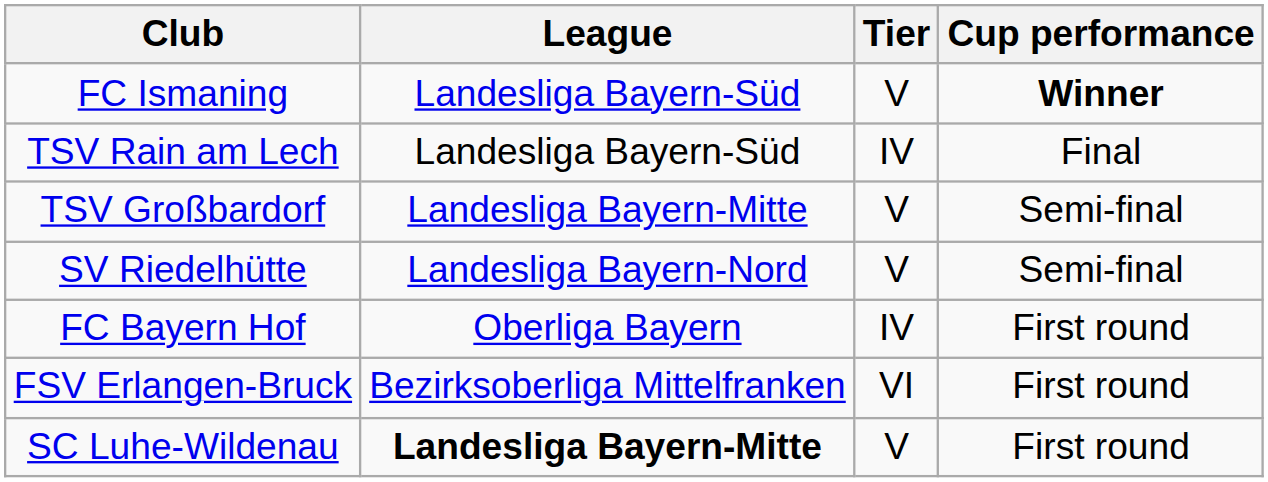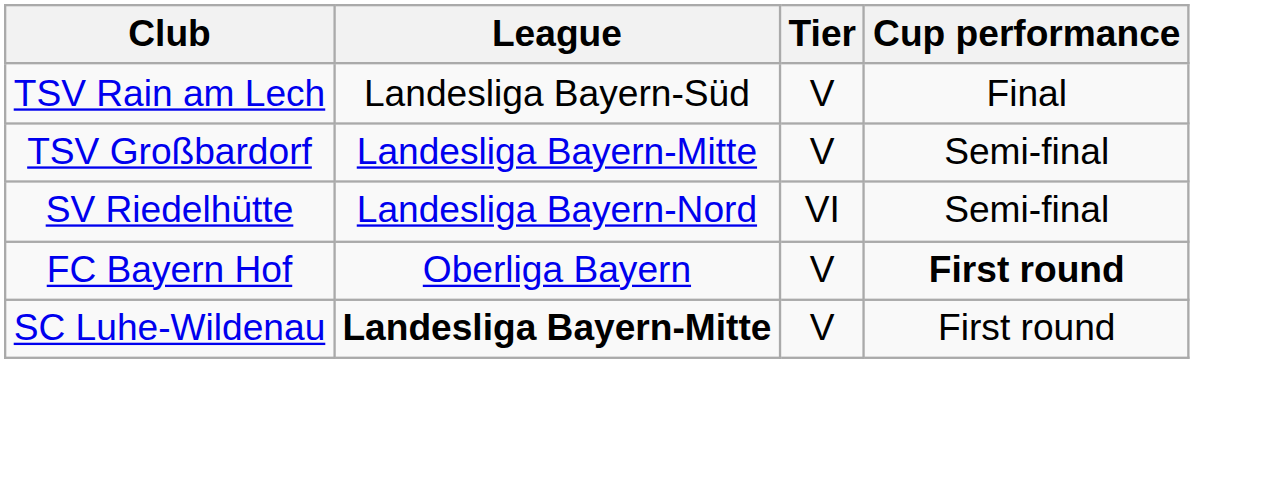- row: (183, 92)
(897, 151) IV -> (822, 92) V
(897, 269) V -> (822, 210) VI
(897, 328) IV -> (822, 269) V
(1101, 328) normal -> (1027, 269) bold
- row: (183, 387)
